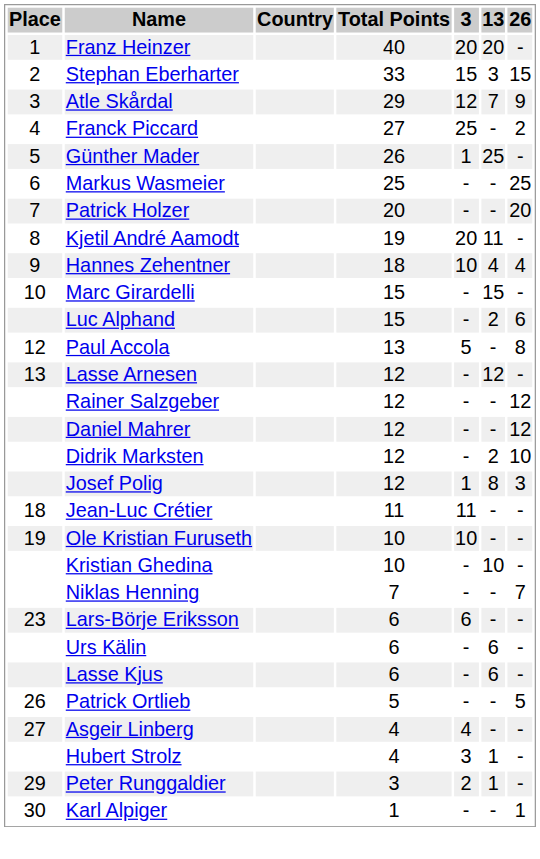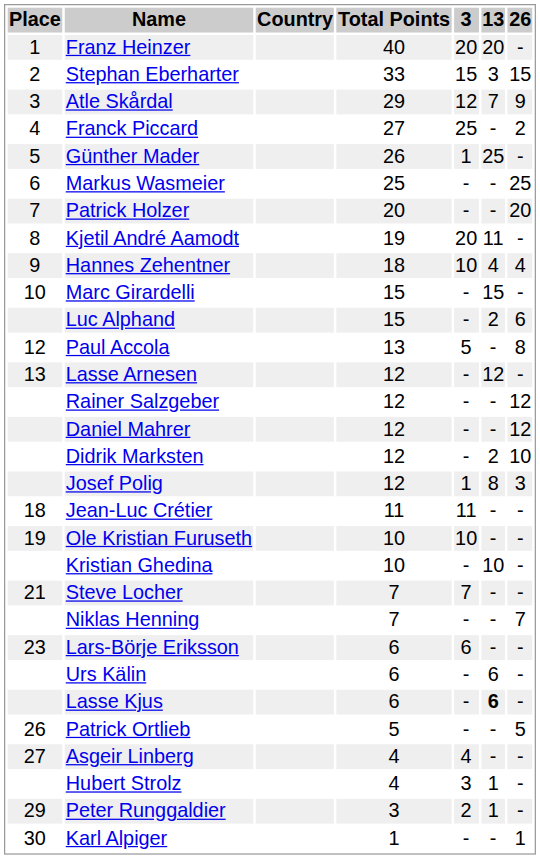+ row: (124, 592)
(493, 674) normal -> (493, 702) bold
